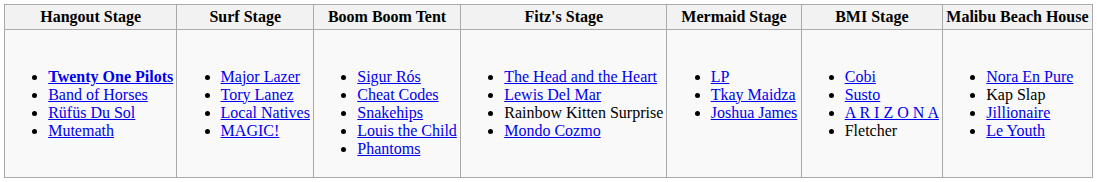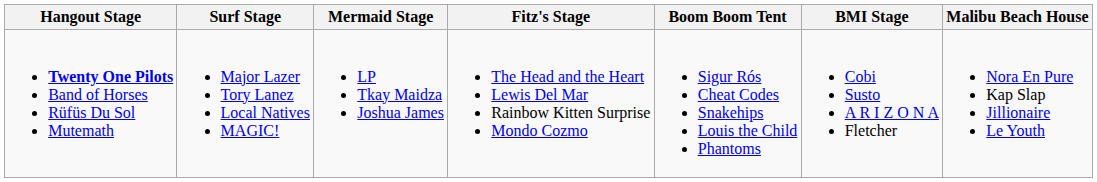columns swapped: (387, 17) <-> (734, 17)
